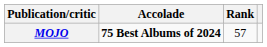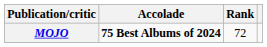(240, 33) 57 -> (240, 33) 72
